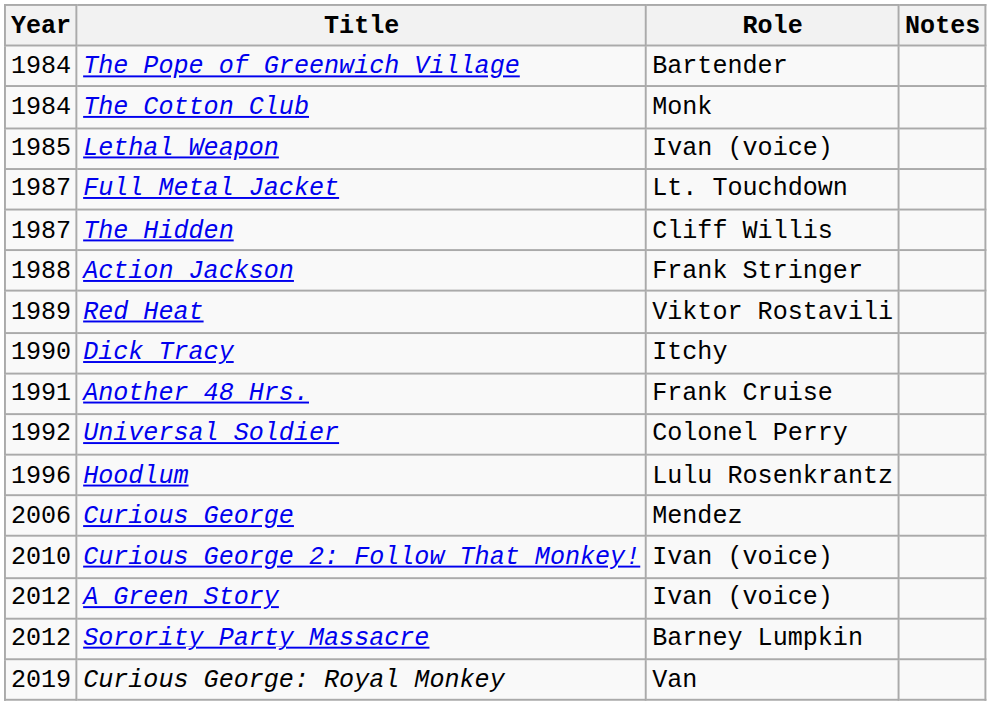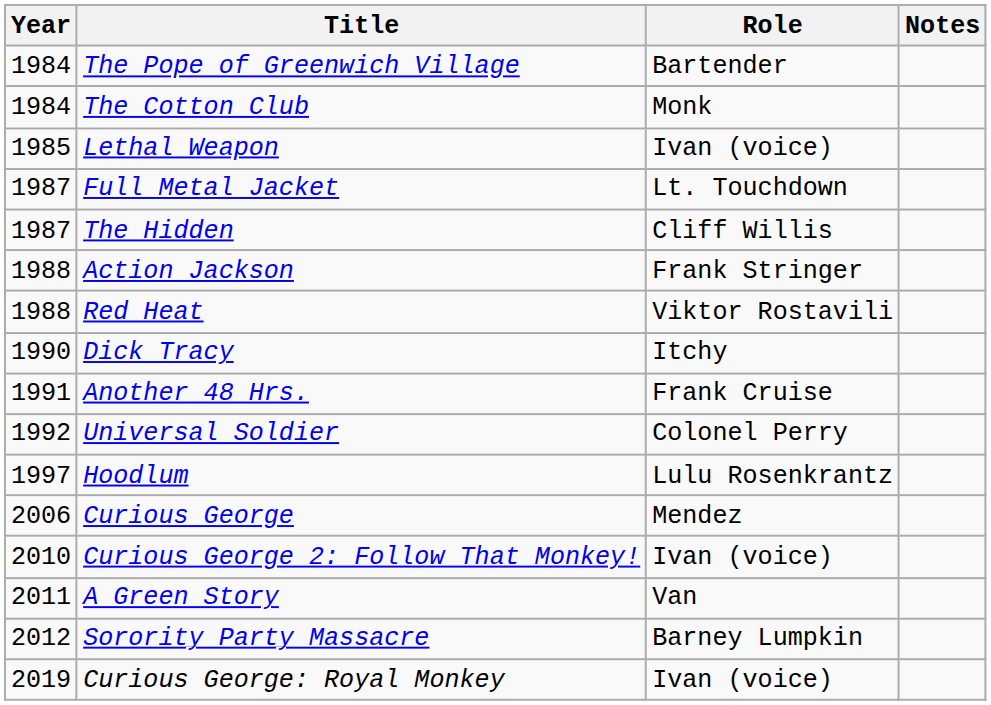(41, 312) 1989 -> (41, 312) 1988
(41, 475) 1996 -> (41, 475) 1997
(41, 598) 2012 -> (41, 598) 2011
(743, 598) Ivan (voice) -> (675, 598) Van
(675, 680) Van -> (743, 680) Ivan (voice)
